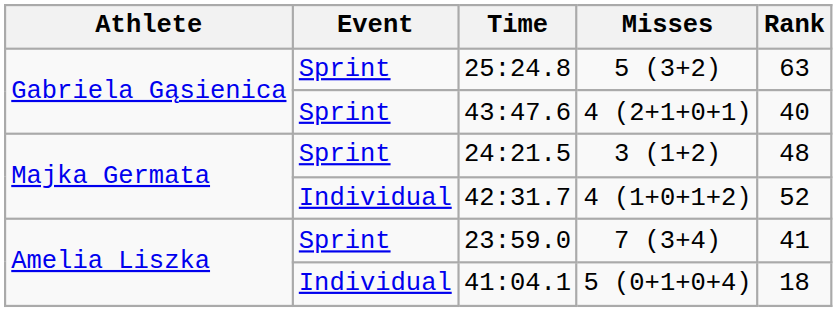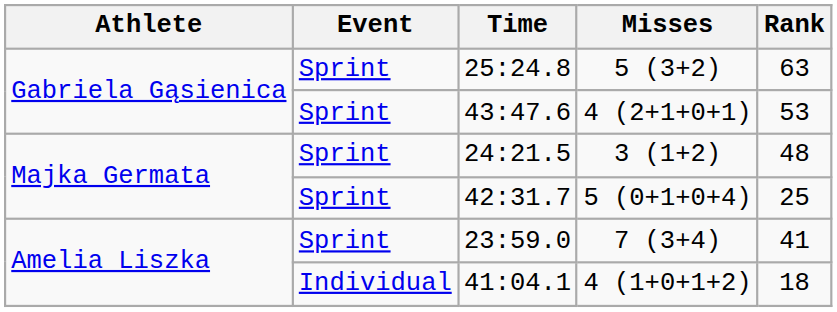(795, 112) 40 -> (795, 112) 53
(375, 198) Individual -> (345, 198) Sprint
(668, 198) 4 (1+0+1+2) -> (668, 198) 5 (0+1+0+4)
(795, 198) 52 -> (795, 198) 25
(668, 283) 5 (0+1+0+4) -> (668, 283) 4 (1+0+1+2)
